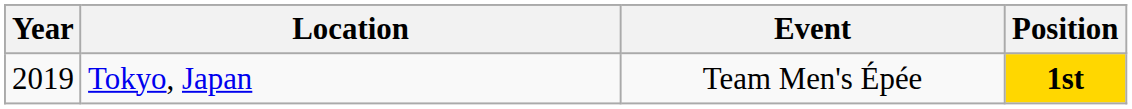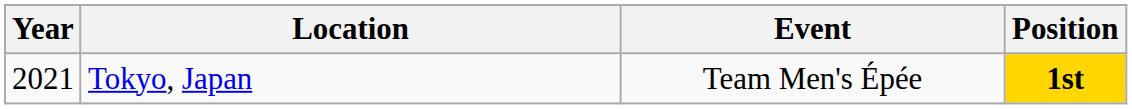(43, 77) 2019 -> (43, 77) 2021
